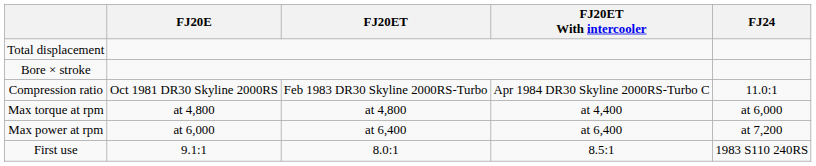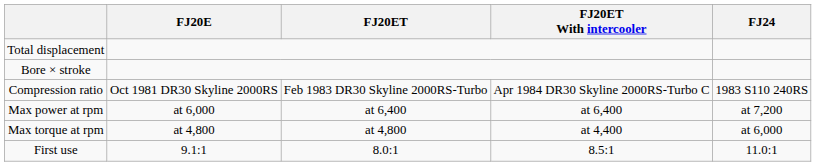(762, 89) 11.0:1 -> (762, 89) 1983 S110 240RS
rows swapped: (56, 130) <-> (56, 110)
(762, 150) 1983 S110 240RS -> (762, 150) 11.0:1
